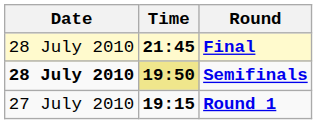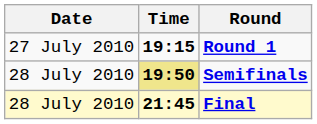rows swapped: (240, 104) <-> (229, 47)
(72, 76) bold -> (72, 76) normal
